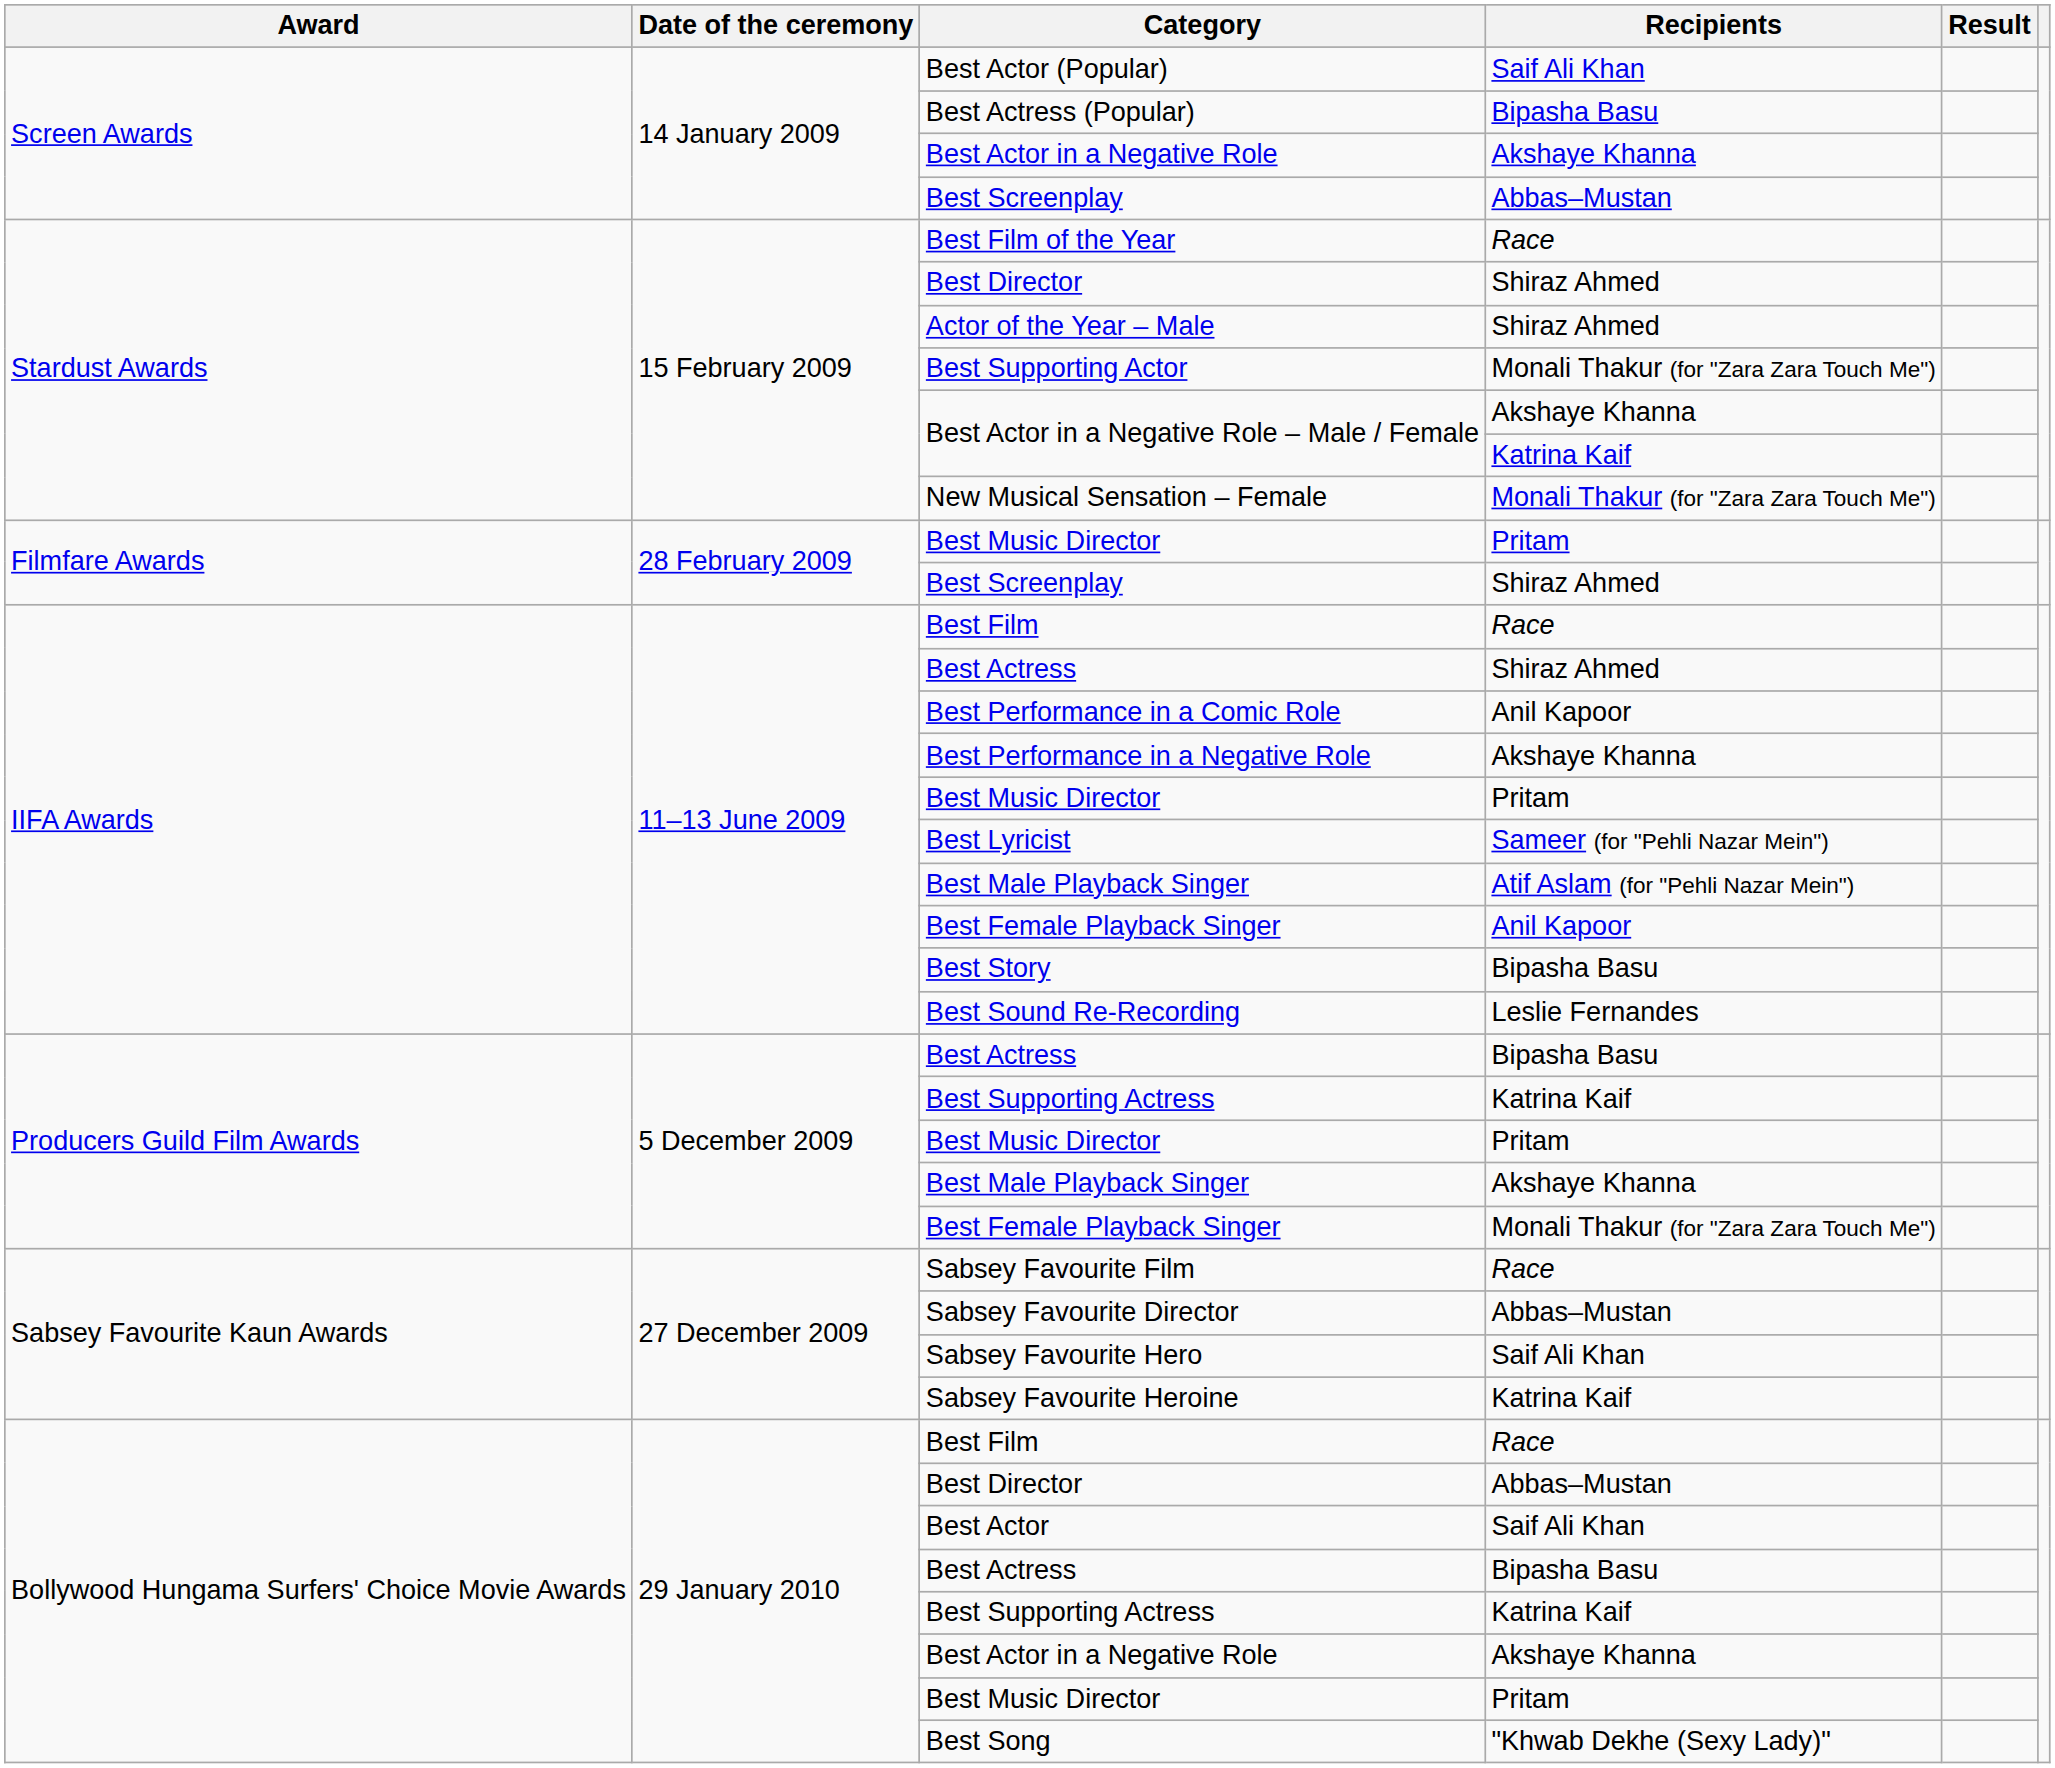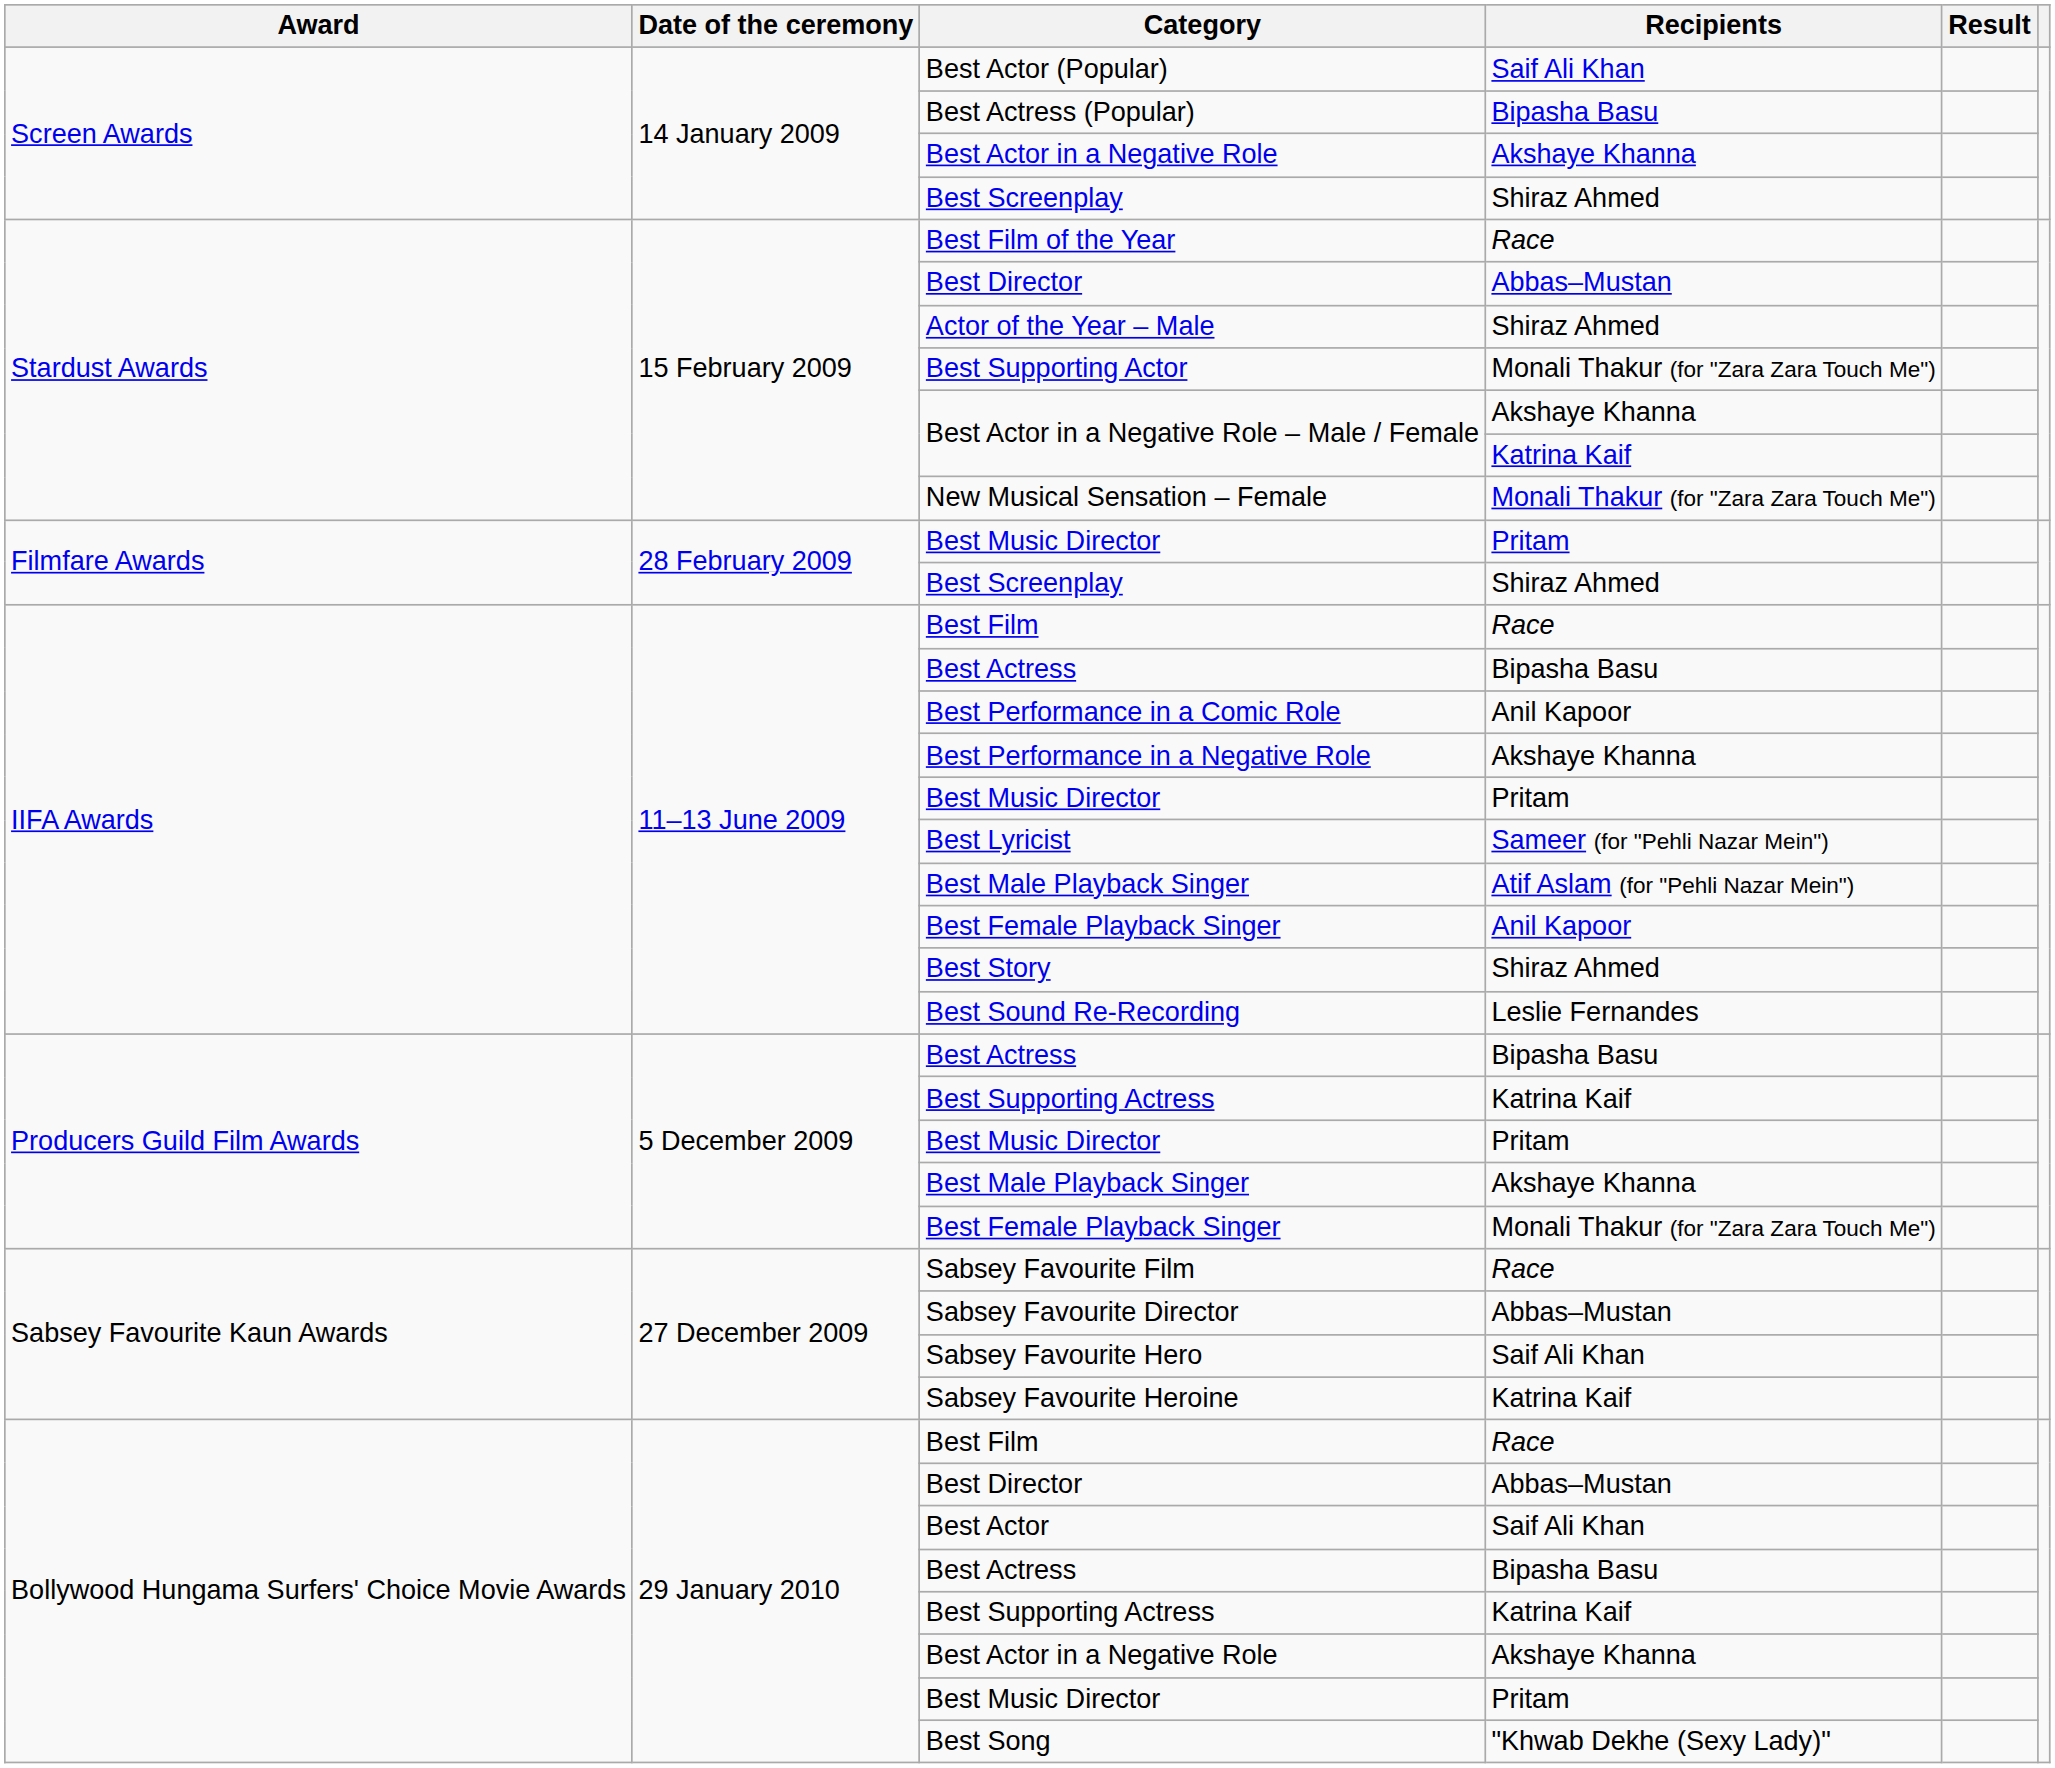(1582, 197) Abbas–Mustan -> (1576, 197) Shiraz Ahmed
(1576, 283) Shiraz Ahmed -> (1582, 283) Abbas–Mustan
(1576, 669) Shiraz Ahmed -> (1575, 669) Bipasha Basu
(1575, 969) Bipasha Basu -> (1576, 969) Shiraz Ahmed
